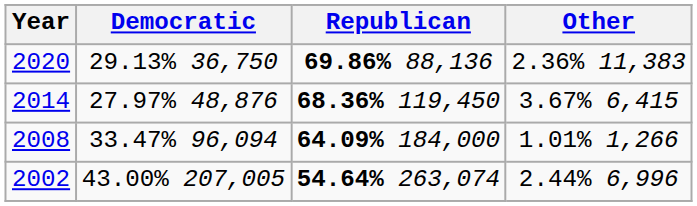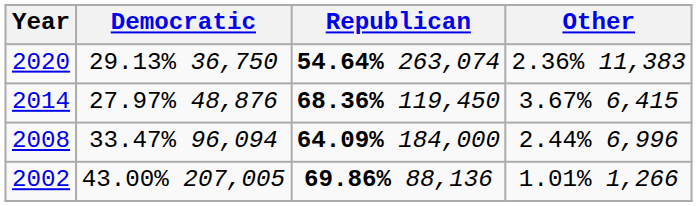(398, 64) 69.86% 88,136 -> (398, 64) 54.64% 263,074
(599, 142) 1.01% 1,266 -> (599, 142) 2.44% 6,996
(398, 181) 54.64% 263,074 -> (398, 181) 69.86% 88,136
(599, 181) 2.44% 6,996 -> (599, 181) 1.01% 1,266
